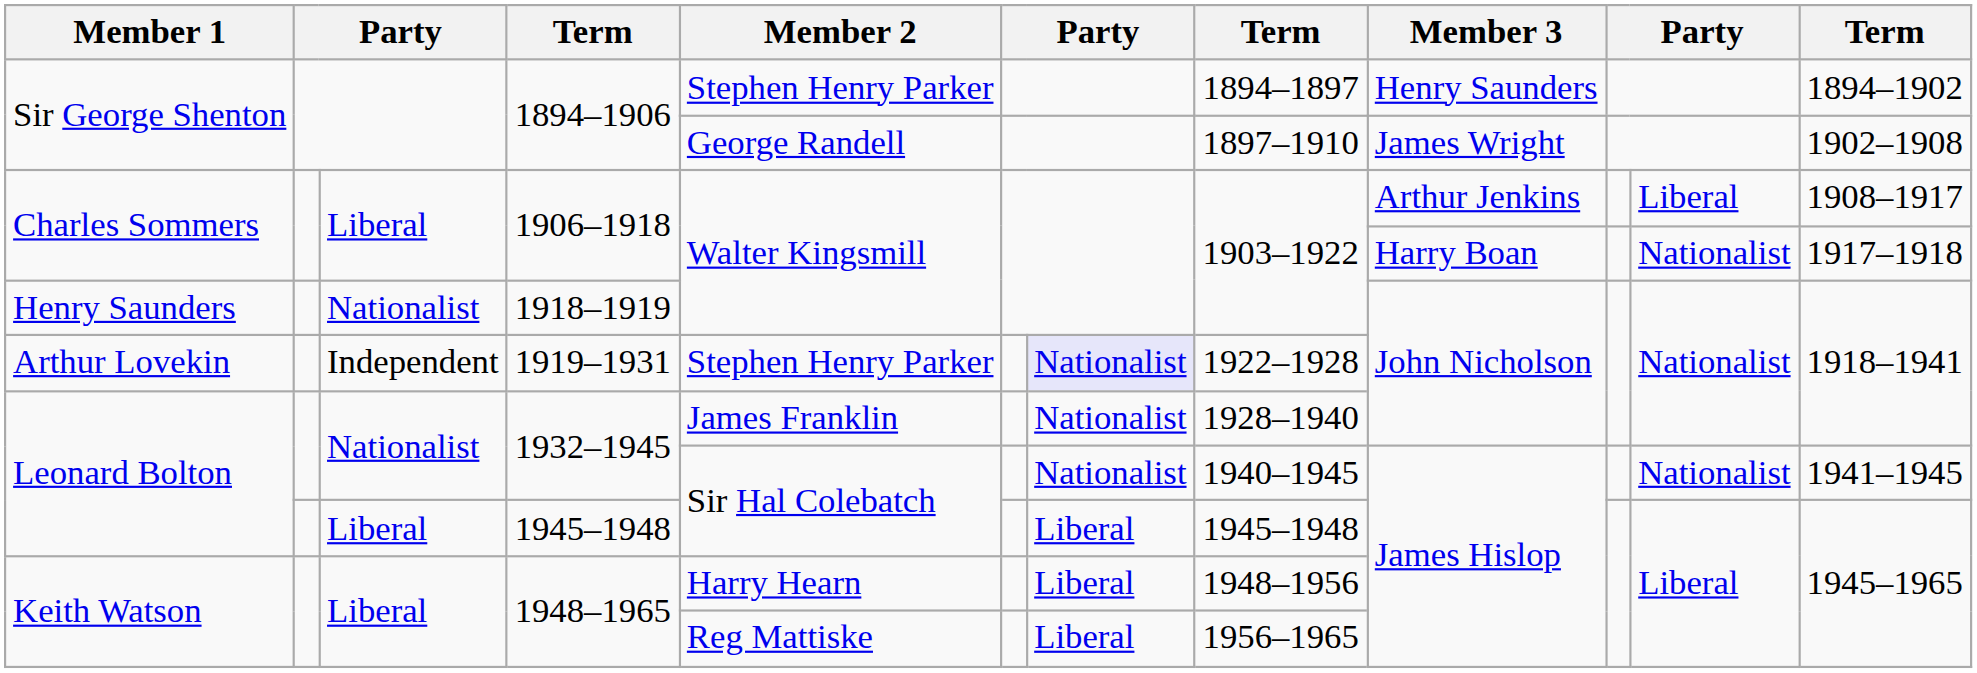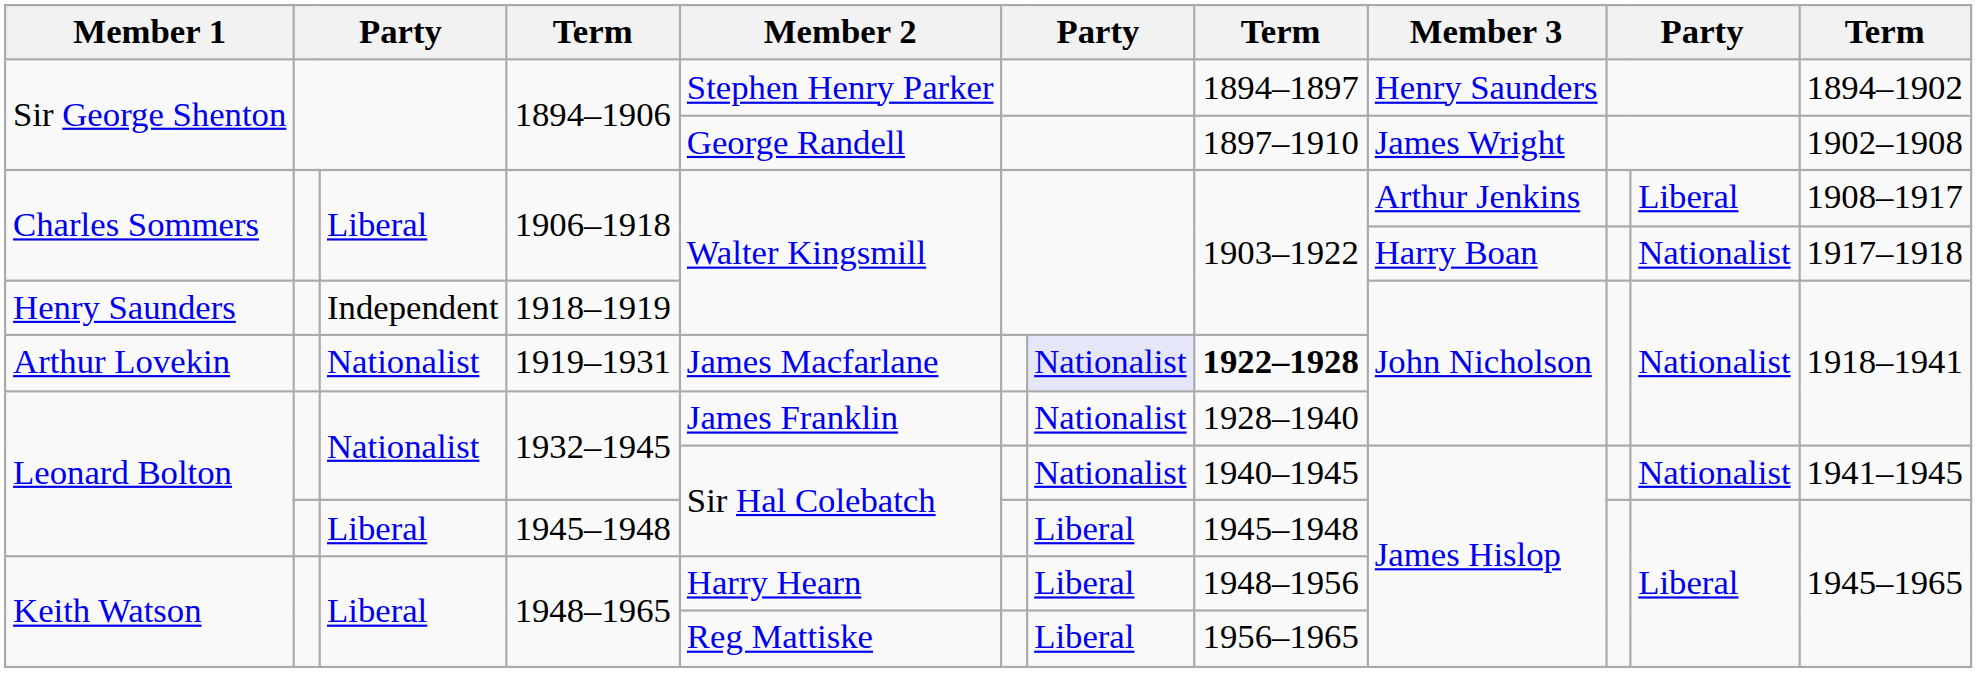(403, 307) Nationalist -> (413, 307) Independent
(413, 362) Independent -> (403, 362) Nationalist
(840, 362) Stephen Henry Parker -> (813, 362) James Macfarlane
(1281, 362) normal -> (1281, 362) bold
